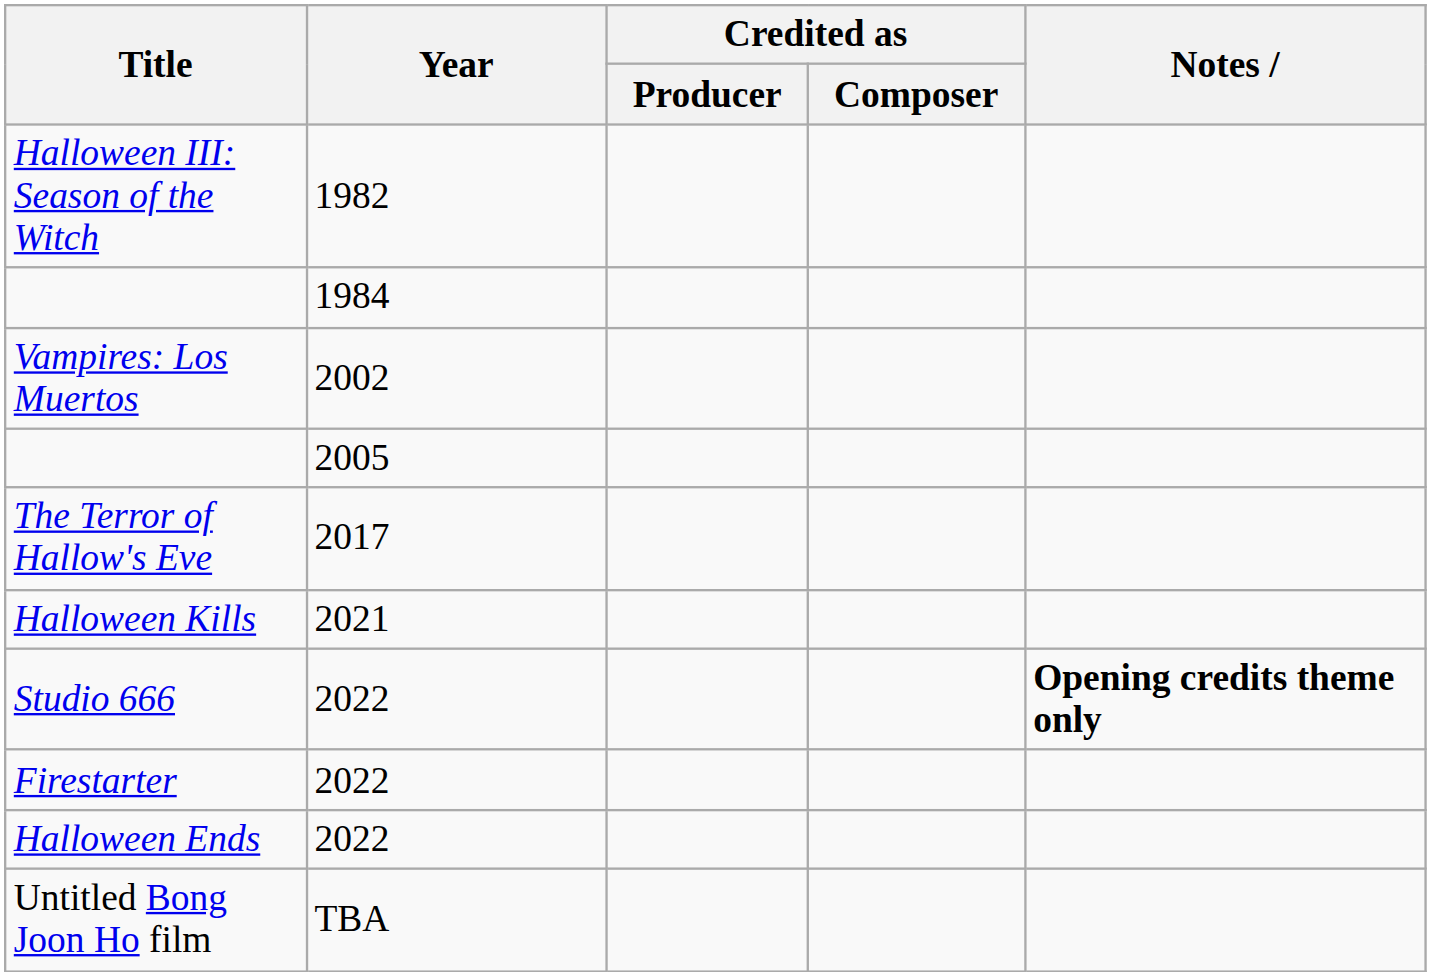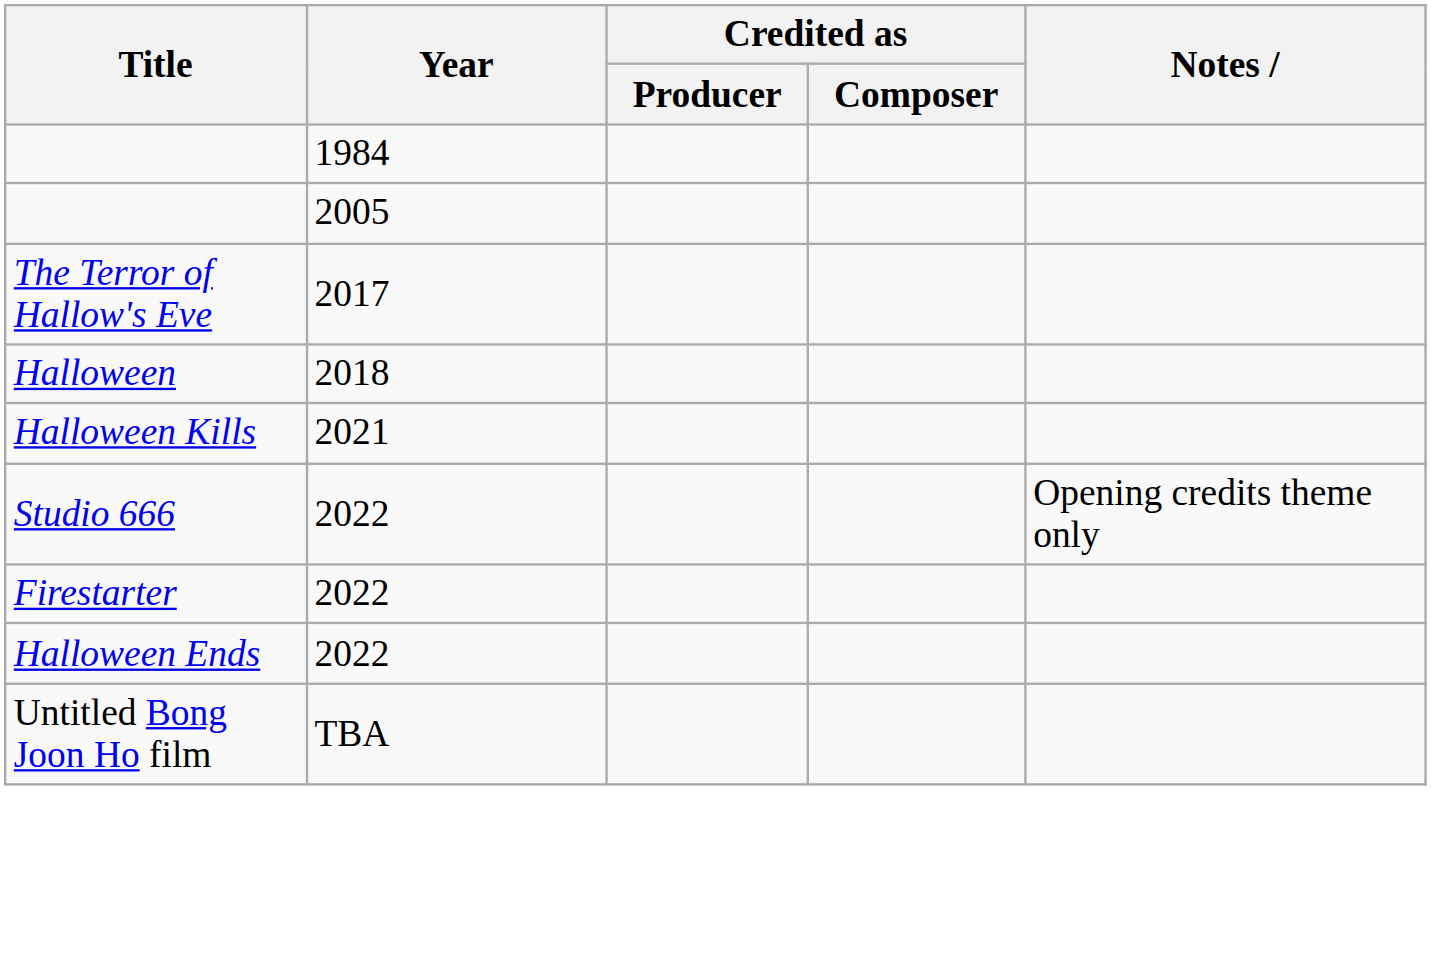- row: (125, 195)
- row: (121, 376)
+ row: (95, 373)
(1214, 698) bold -> (1203, 513) normal
